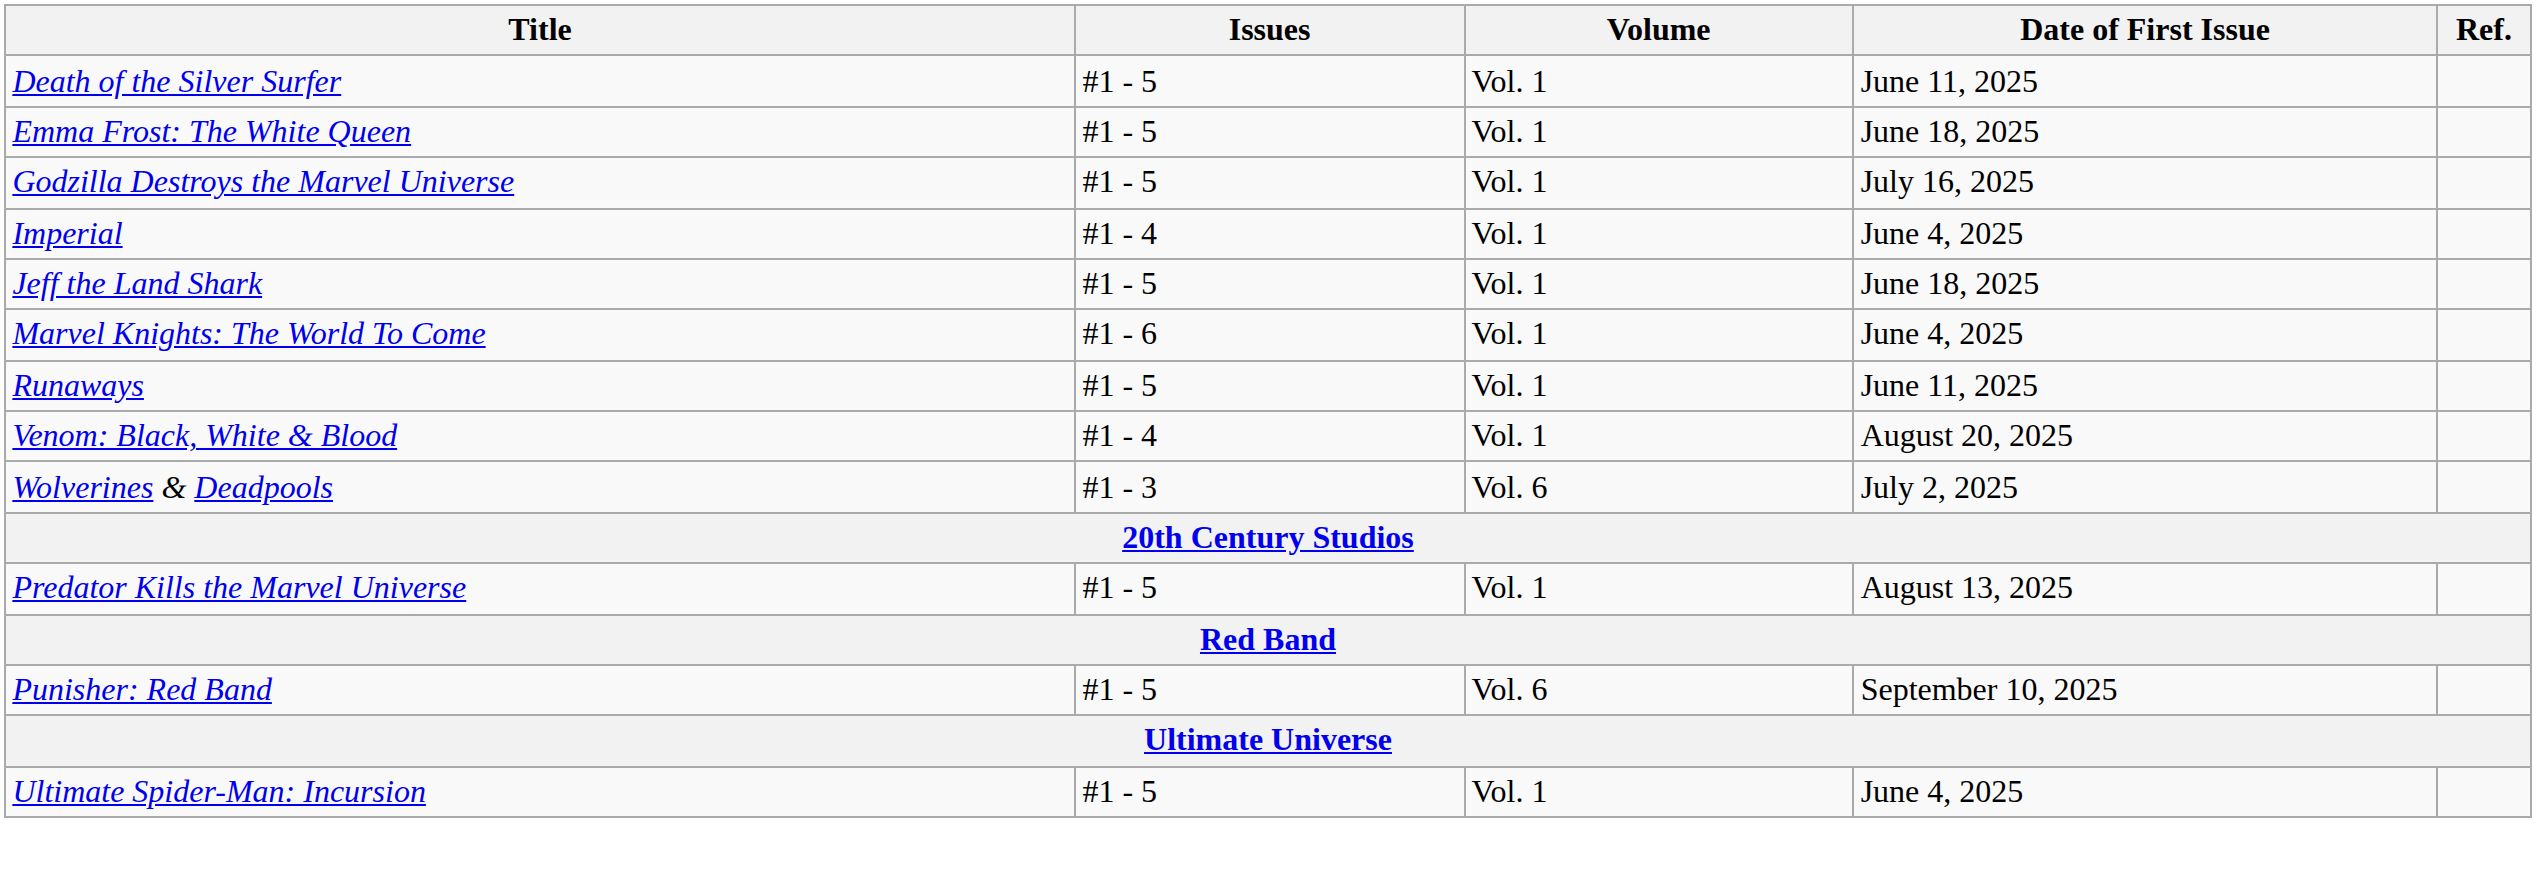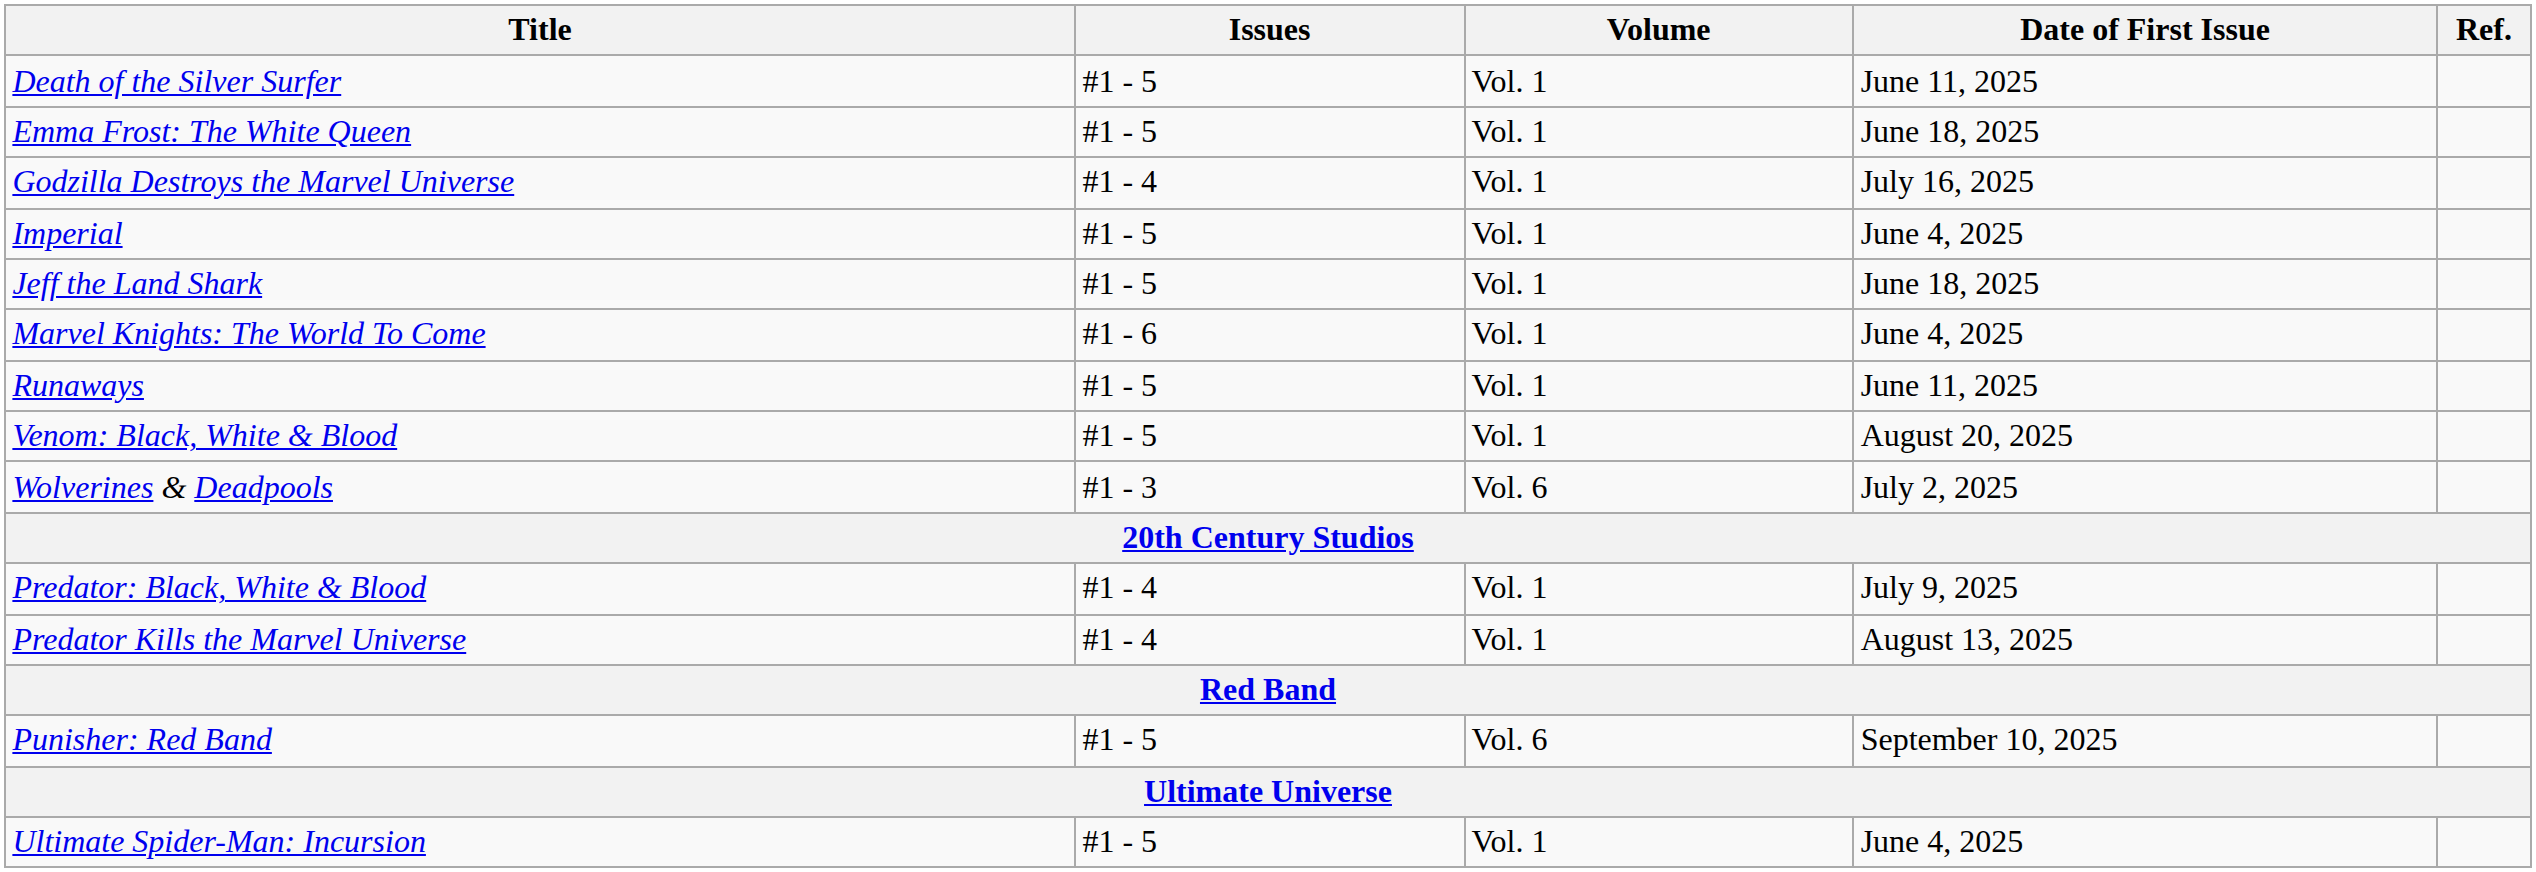(1120, 182) #1 - 5 -> (1120, 182) #1 - 4
(1120, 232) #1 - 4 -> (1120, 232) #1 - 5
(1120, 435) #1 - 4 -> (1120, 435) #1 - 5
+ row: (219, 588)
(1120, 588) #1 - 5 -> (1120, 638) #1 - 4
